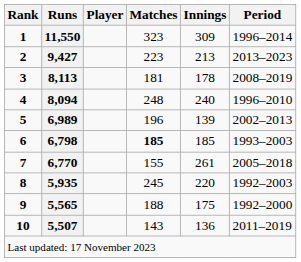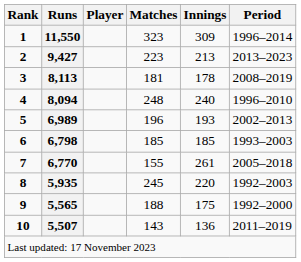(205, 120) 139 -> (205, 120) 193
(153, 141) bold -> (153, 141) normal
